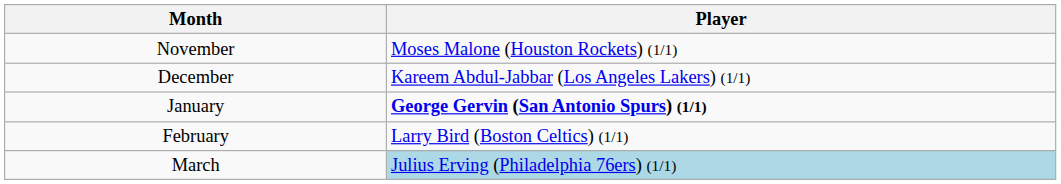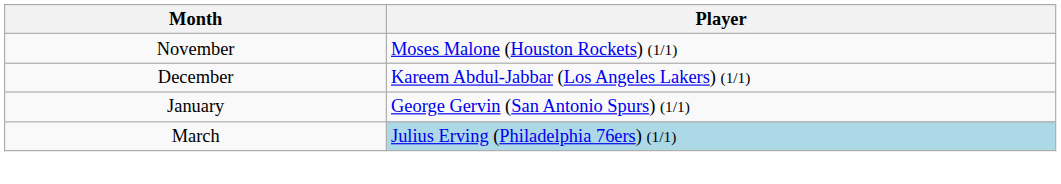(549, 106) bold -> (540, 106) normal
- row: (196, 135)
